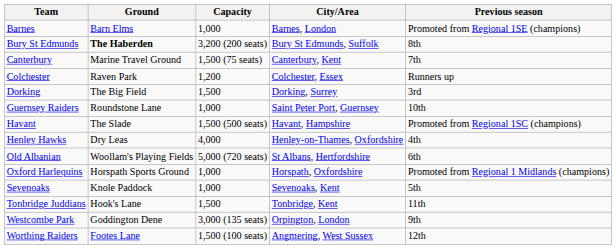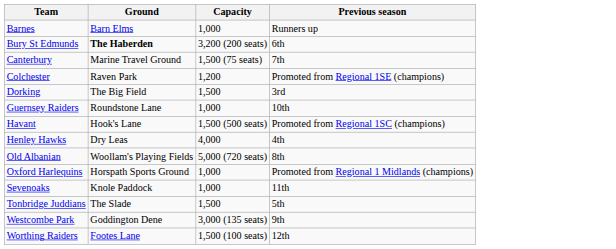- column: (338, 12)
(494, 28) Promoted from Regional 1SE (champions) -> (295, 28) Runners up
(414, 44) 8th -> (278, 44) 6th
(431, 76) Runners up -> (358, 76) Promoted from Regional 1SE (champions)
(111, 124) The Slade -> (116, 124) Hook's Lane
(414, 156) 6th -> (278, 156) 8th
(414, 188) 5th -> (281, 188) 11th
(116, 204) Hook's Lane -> (111, 204) The Slade
(417, 204) 11th -> (278, 204) 5th
